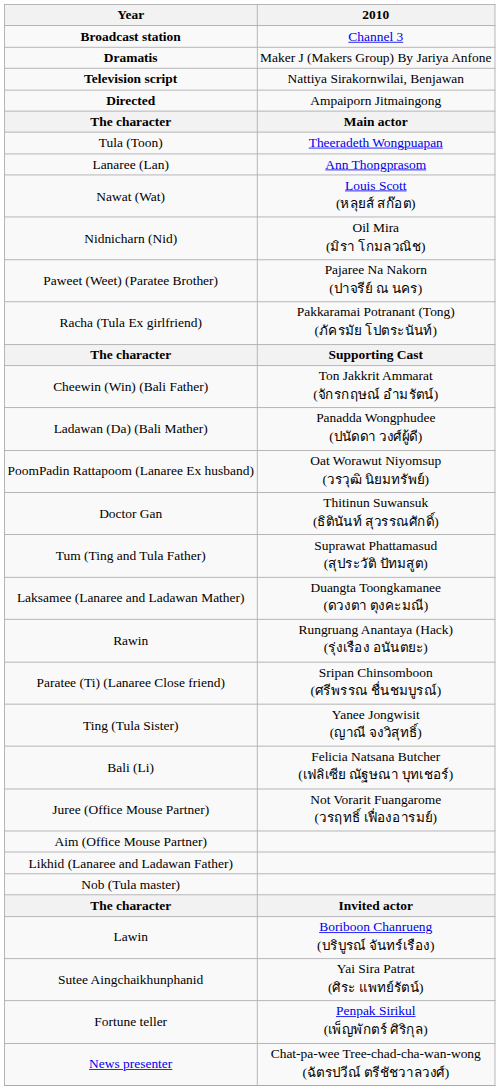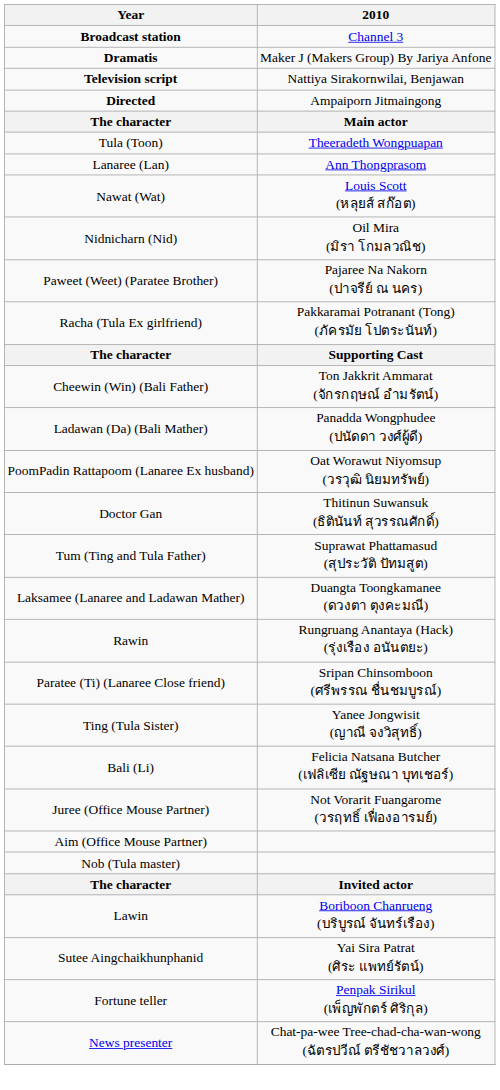- row: (131, 863)
